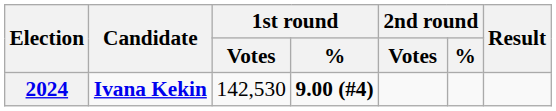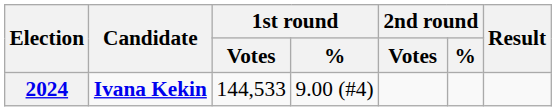(251, 88) 142,530 -> (251, 88) 144,533
(335, 88) bold -> (335, 88) normal
